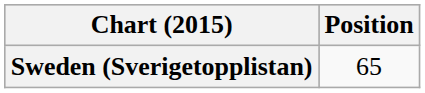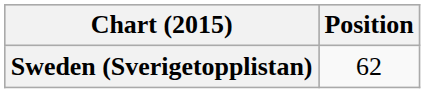(369, 66) 65 -> (369, 66) 62
